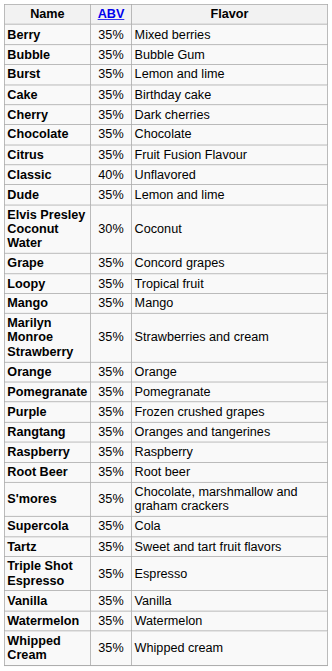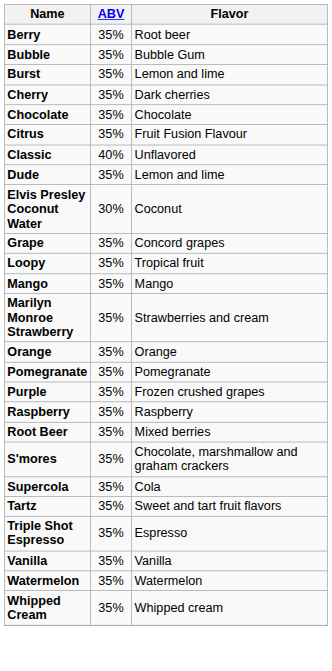(173, 34) Mixed berries -> (162, 34) Root beer
- row: (22, 94)
- row: (36, 432)
(162, 472) Root beer -> (173, 432) Mixed berries
